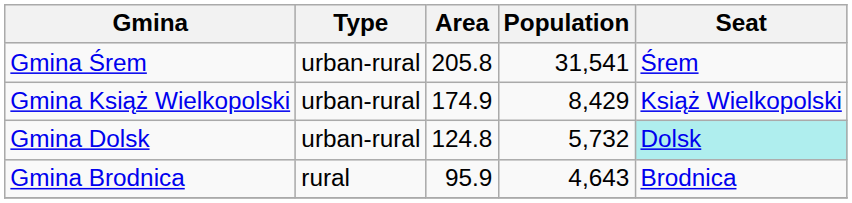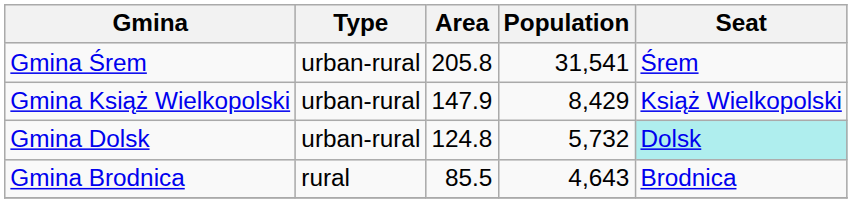(462, 100) 174.9 -> (462, 100) 147.9
(469, 178) 95.9 -> (469, 178) 85.5
